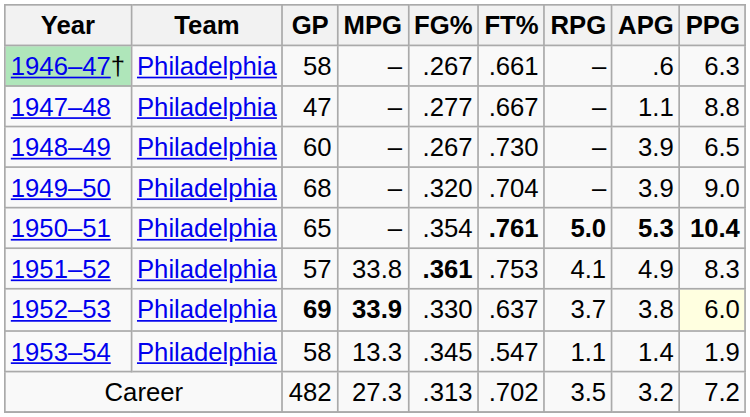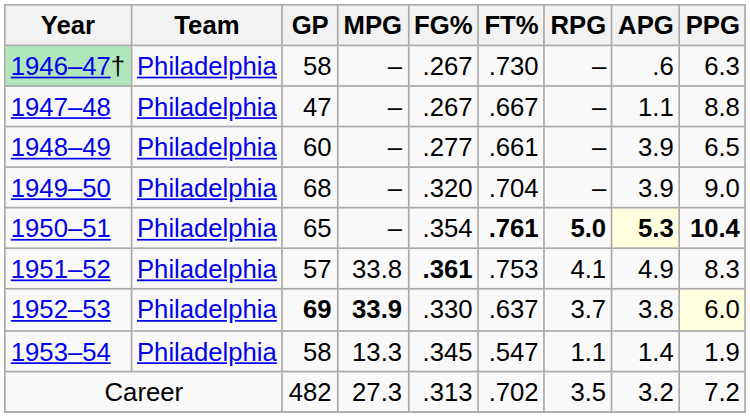(514, 66) .661 -> (514, 66) .730
(447, 107) .277 -> (447, 107) .267
(447, 147) .267 -> (447, 147) .277
(514, 147) .730 -> (514, 147) .661
(656, 229) no background -> (656, 229) lightyellow background
